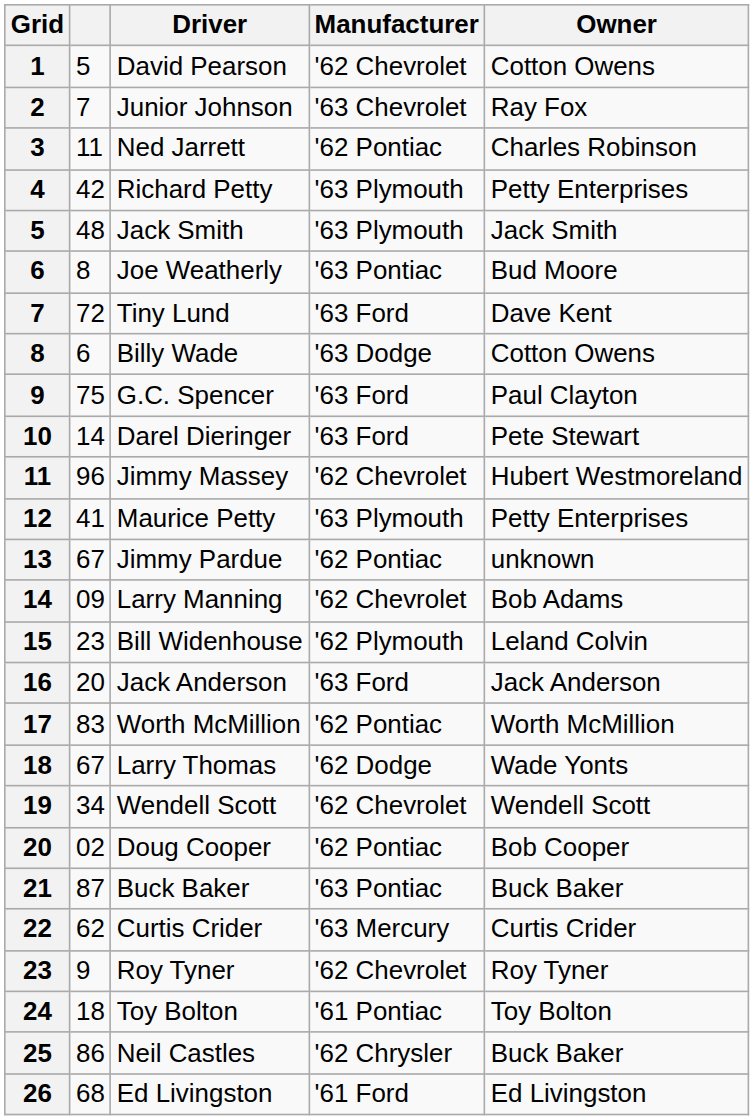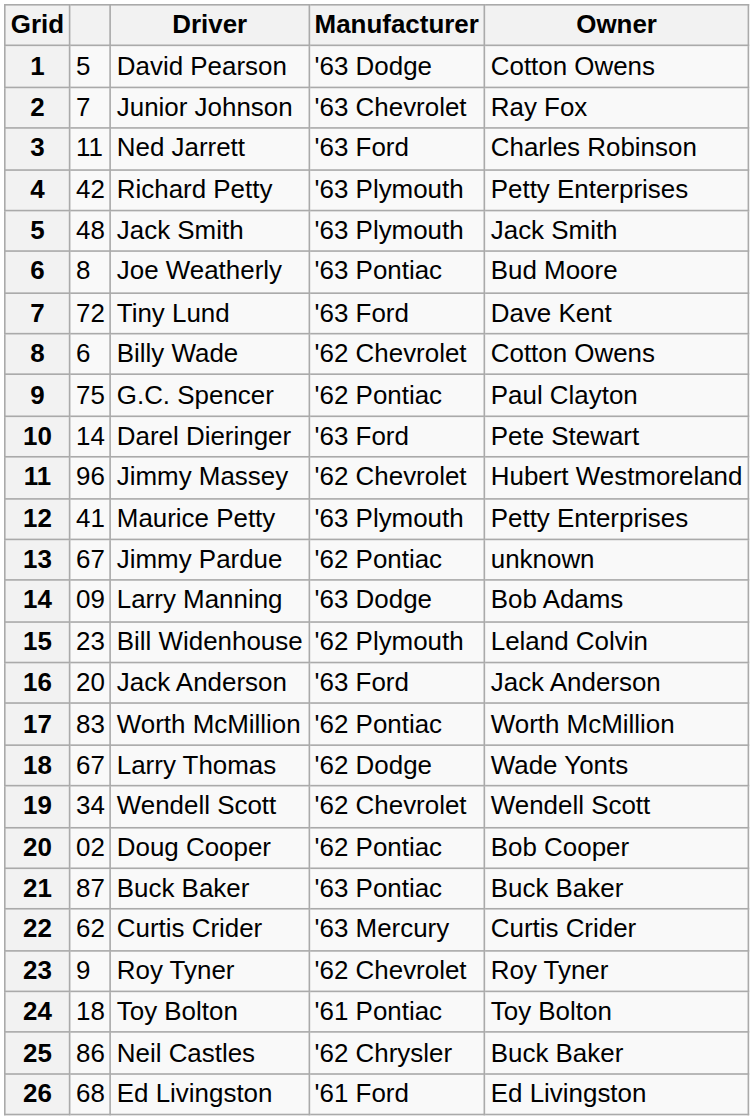(391, 66) '62 Chevrolet -> (373, 66) '63 Dodge
(378, 148) '62 Pontiac -> (362, 148) '63 Ford
(373, 353) '63 Dodge -> (391, 353) '62 Chevrolet
(362, 395) '63 Ford -> (378, 395) '62 Pontiac
(391, 600) '62 Chevrolet -> (373, 600) '63 Dodge
